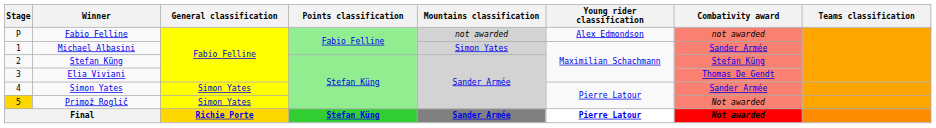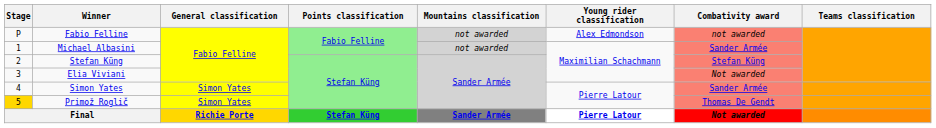(482, 48) Simon Yates -> (482, 48) not awarded
(738, 75) Thomas De Gendt -> (738, 75) Not awarded
(738, 102) Not awarded -> (738, 102) Thomas De Gendt
